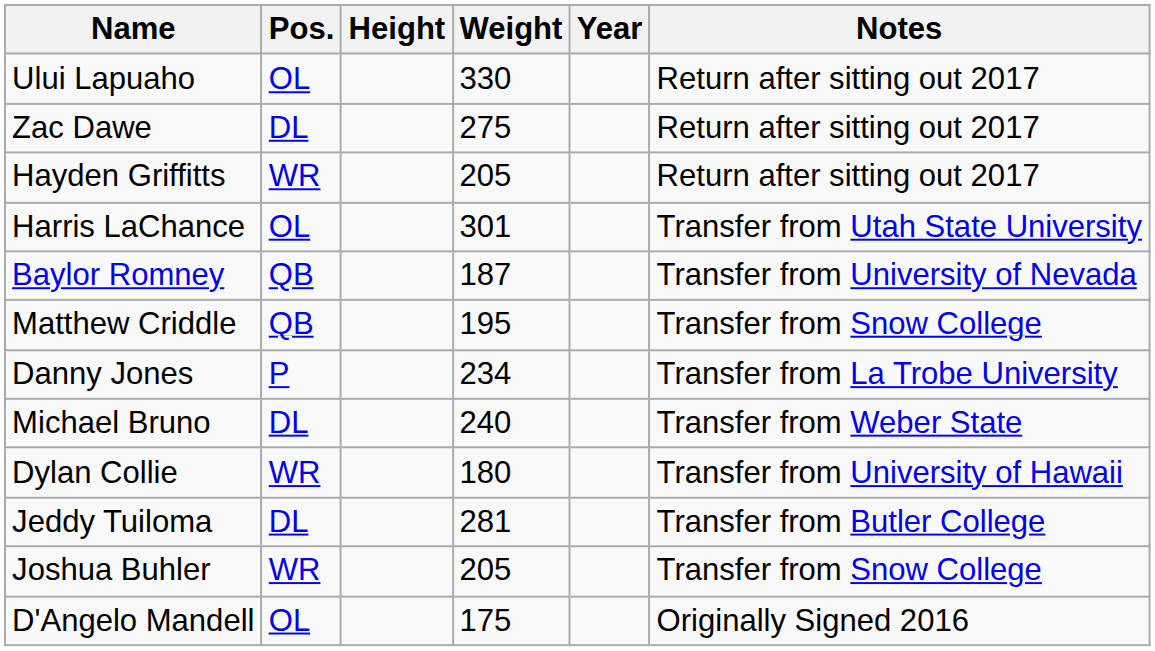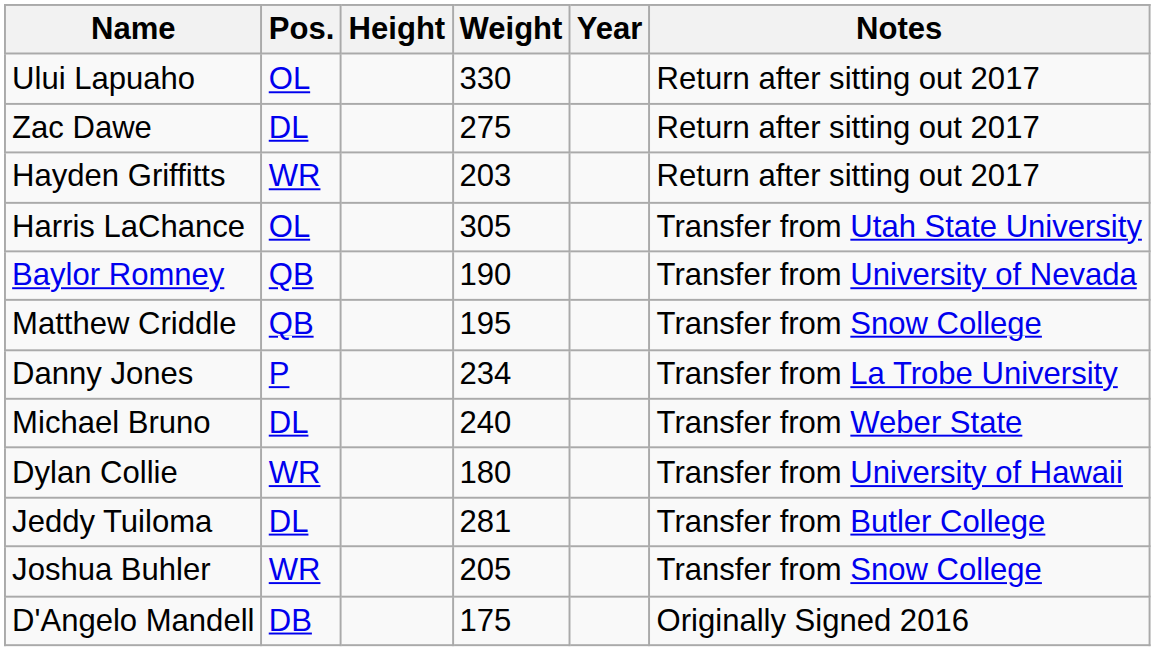(485, 176) 205 -> (485, 176) 203
(485, 226) 301 -> (485, 226) 305
(485, 275) 187 -> (485, 275) 190
(289, 619) OL -> (290, 619) DB
